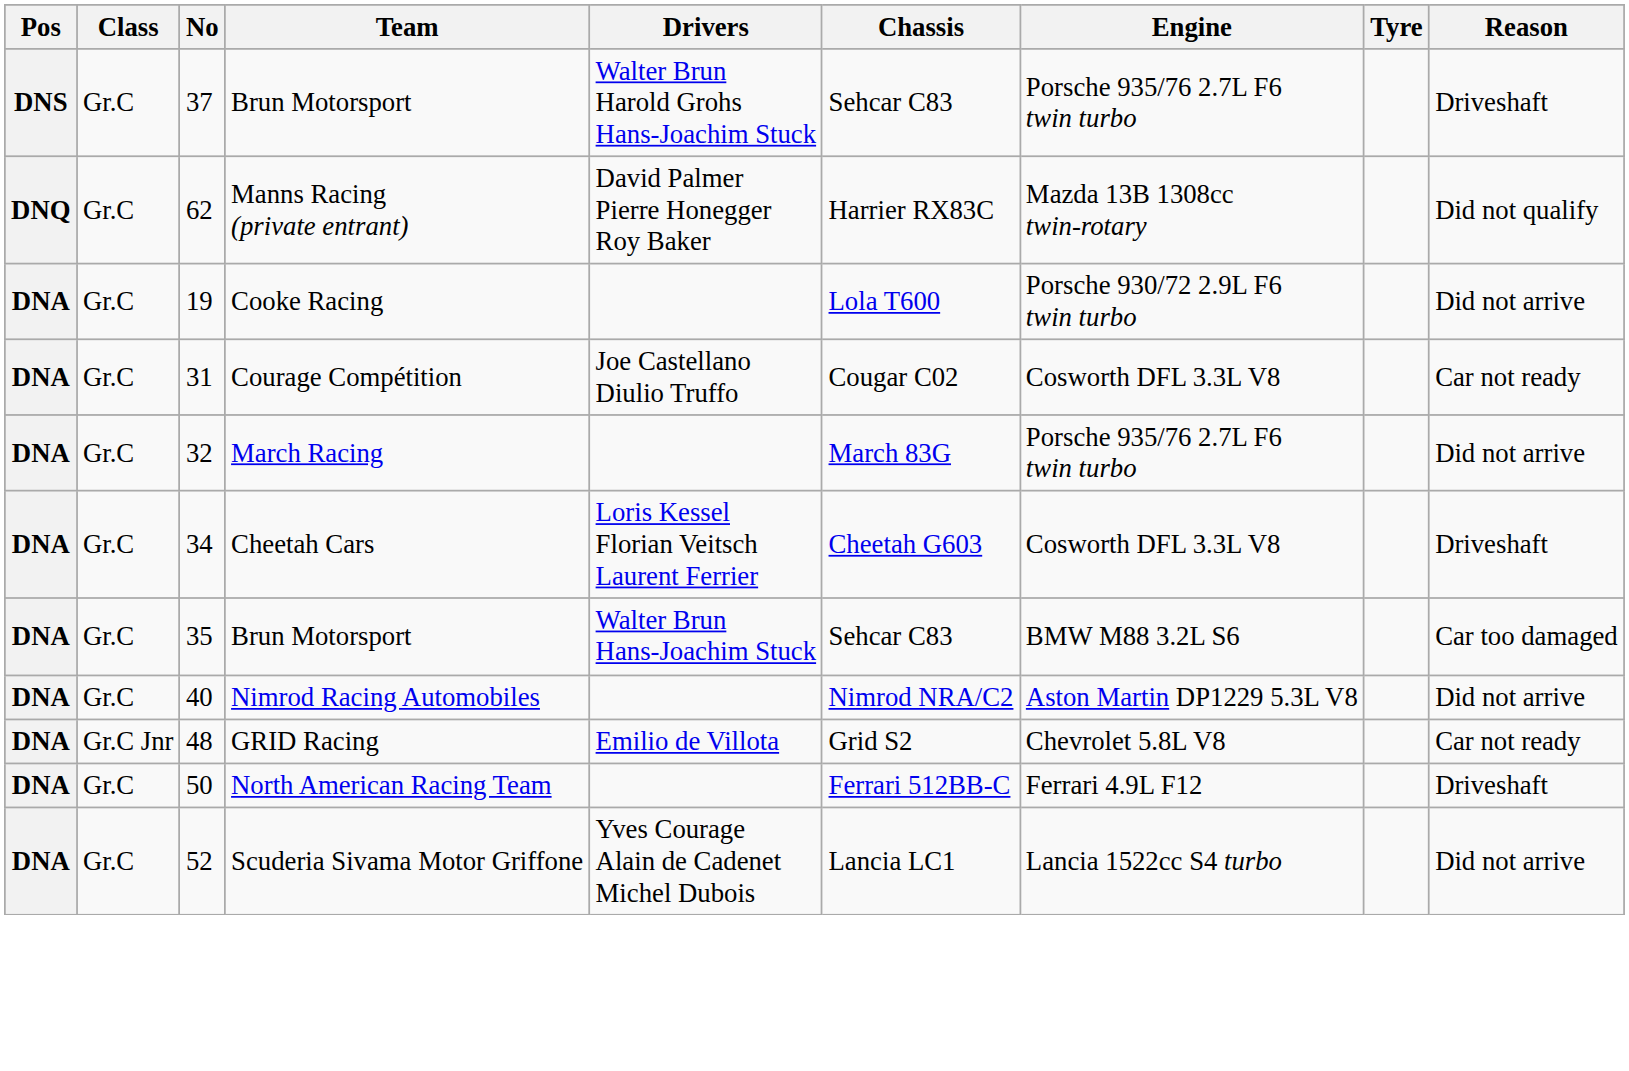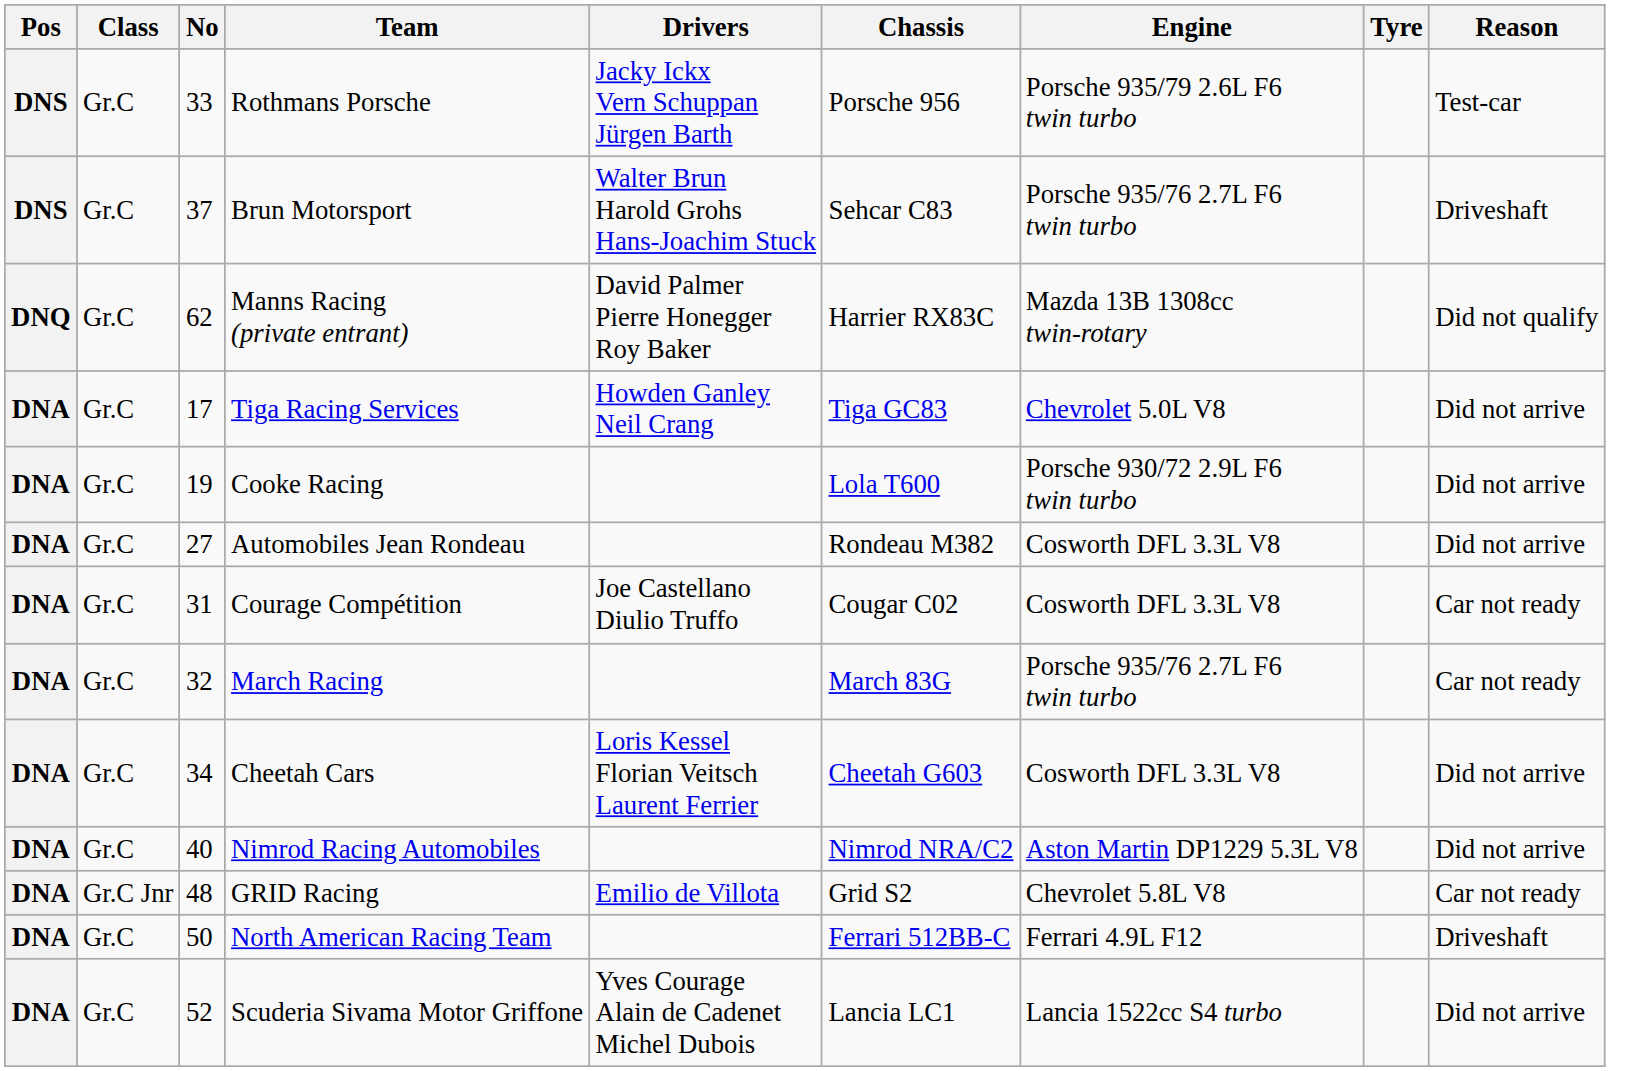+ row: (199, 102)
+ row: (199, 409)
+ row: (199, 544)
(1510, 453) Did not arrive -> (1508, 680) Car not ready
(1492, 544) Driveshaft -> (1510, 772) Did not arrive
- row: (199, 636)
